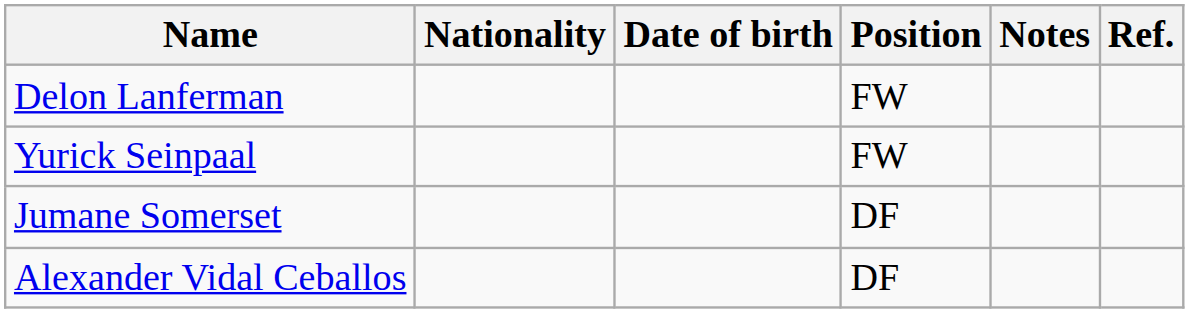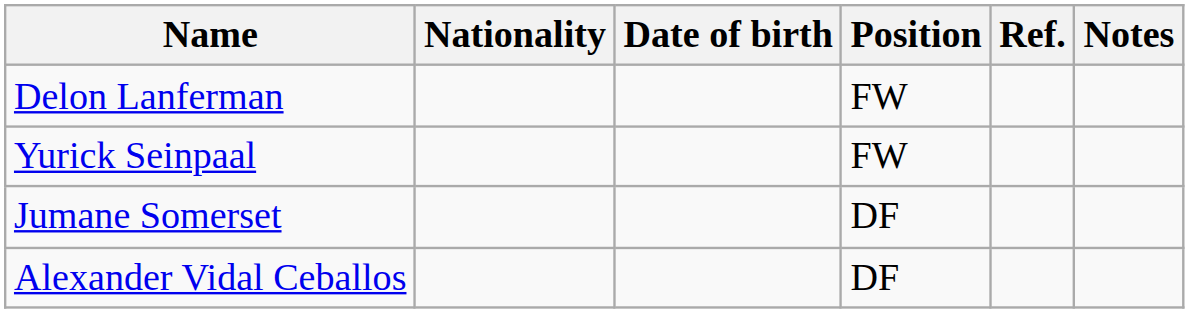columns swapped: (1045, 34) <-> (1141, 34)
